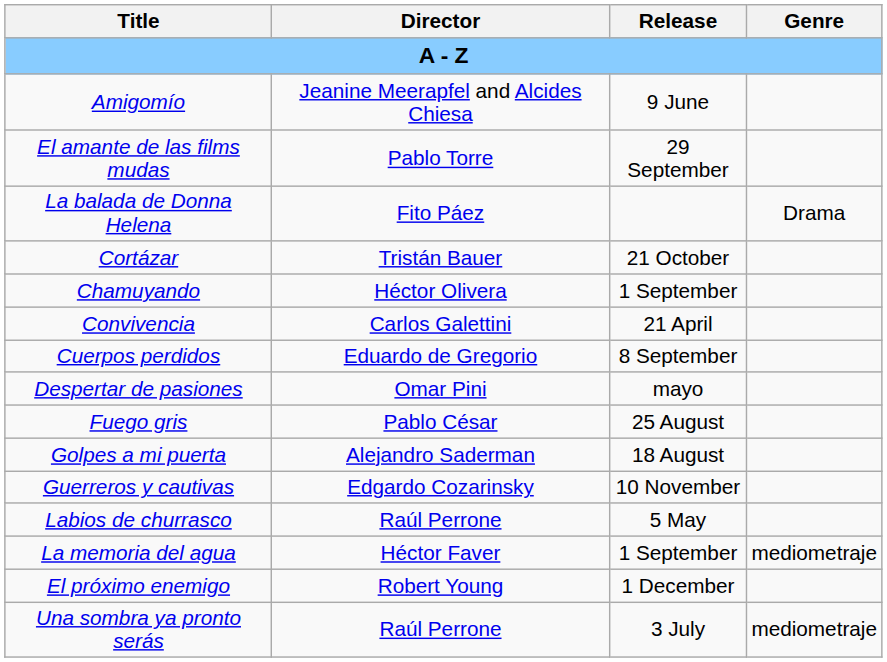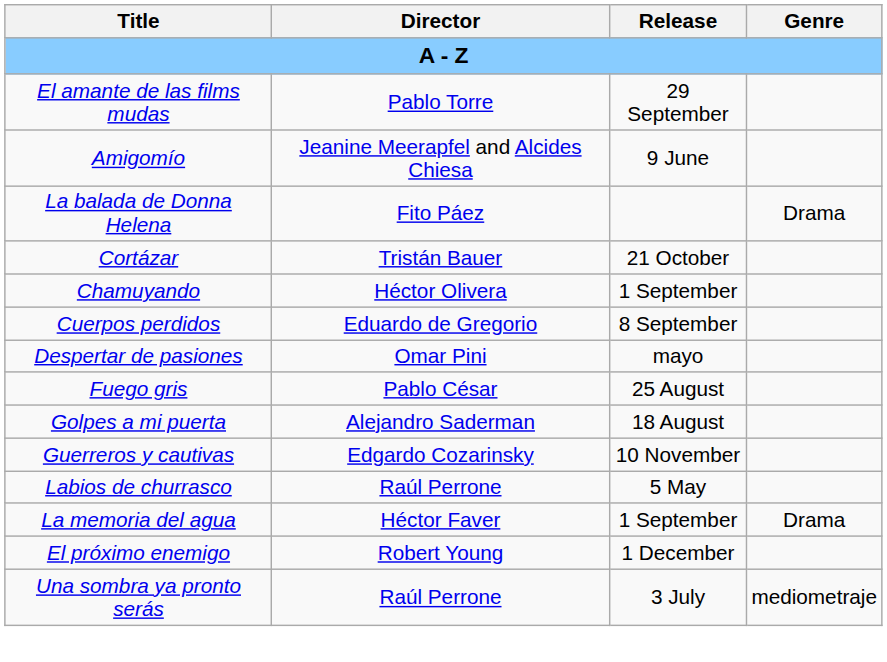rows swapped: (138, 158) <-> (138, 102)
- row: (138, 324)
(814, 553) mediometraje -> (814, 520) Drama
